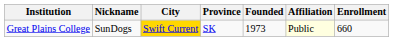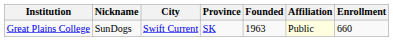(171, 28) gold background -> (171, 28) no background
(255, 28) 1973 -> (255, 28) 1963
